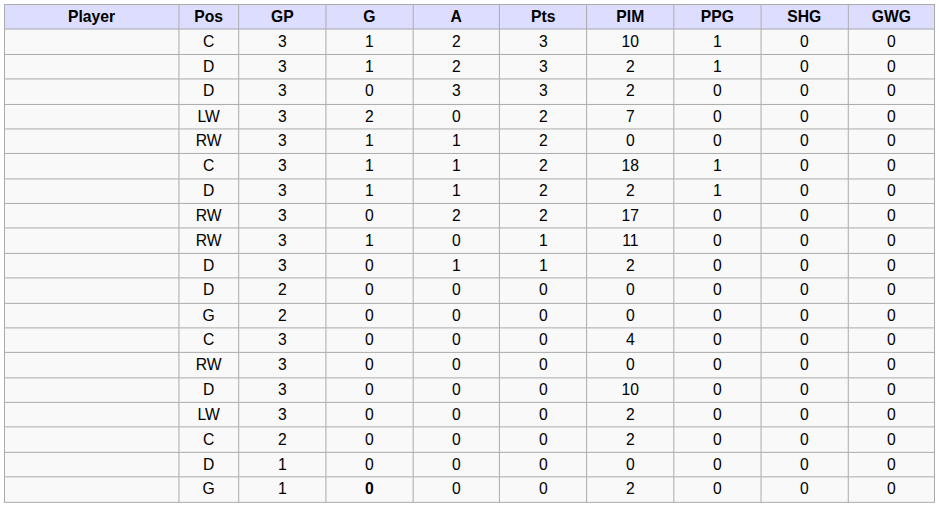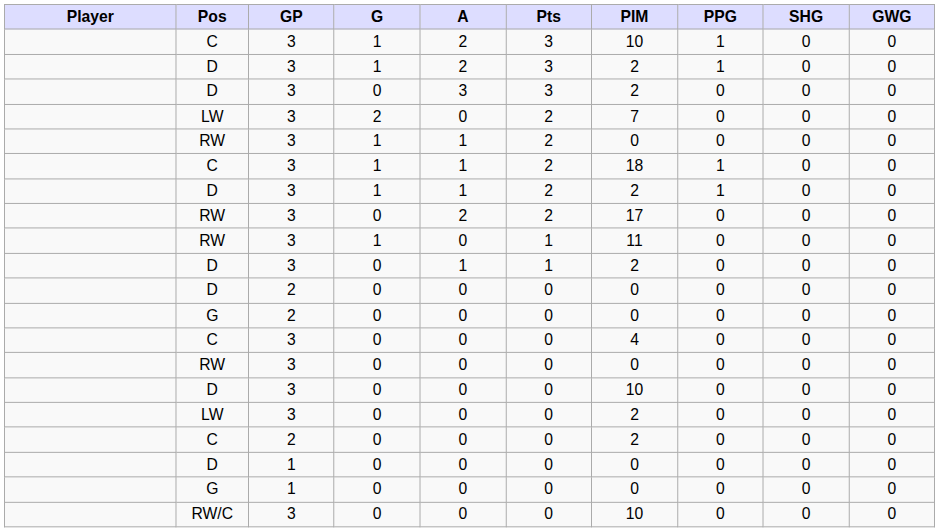(369, 489) bold -> (377, 489) normal
(630, 489) 2 -> (634, 489) 0
+ row: (212, 514)
